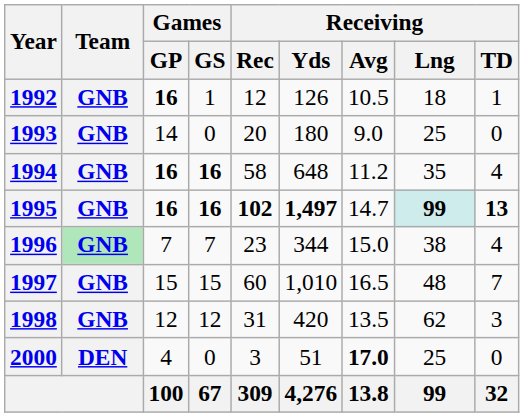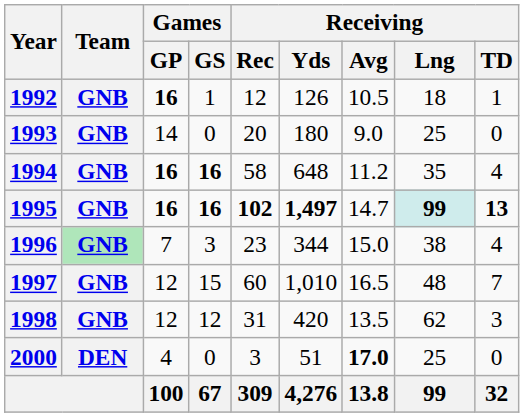(210, 245) 7 -> (210, 245) 3
(166, 282) 15 -> (166, 282) 12
